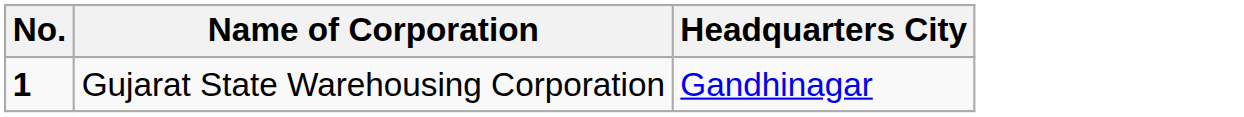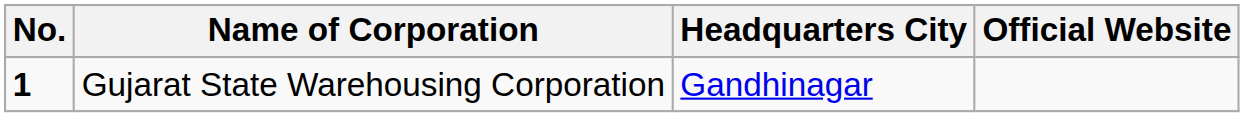+ column: (1107, 30)
